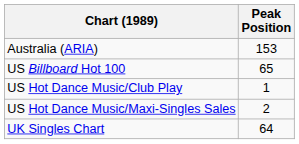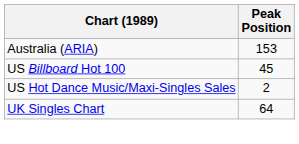(266, 68) 65 -> (266, 68) 45
- row: (95, 88)
